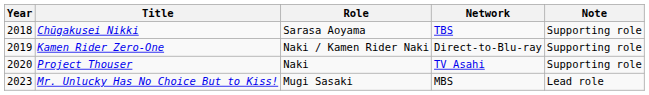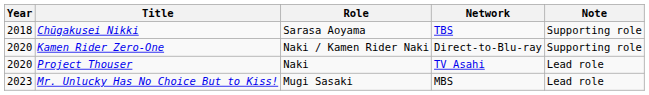(20, 47) 2019 -> (20, 47) 2020
(594, 64) Supporting role -> (575, 64) Lead role
